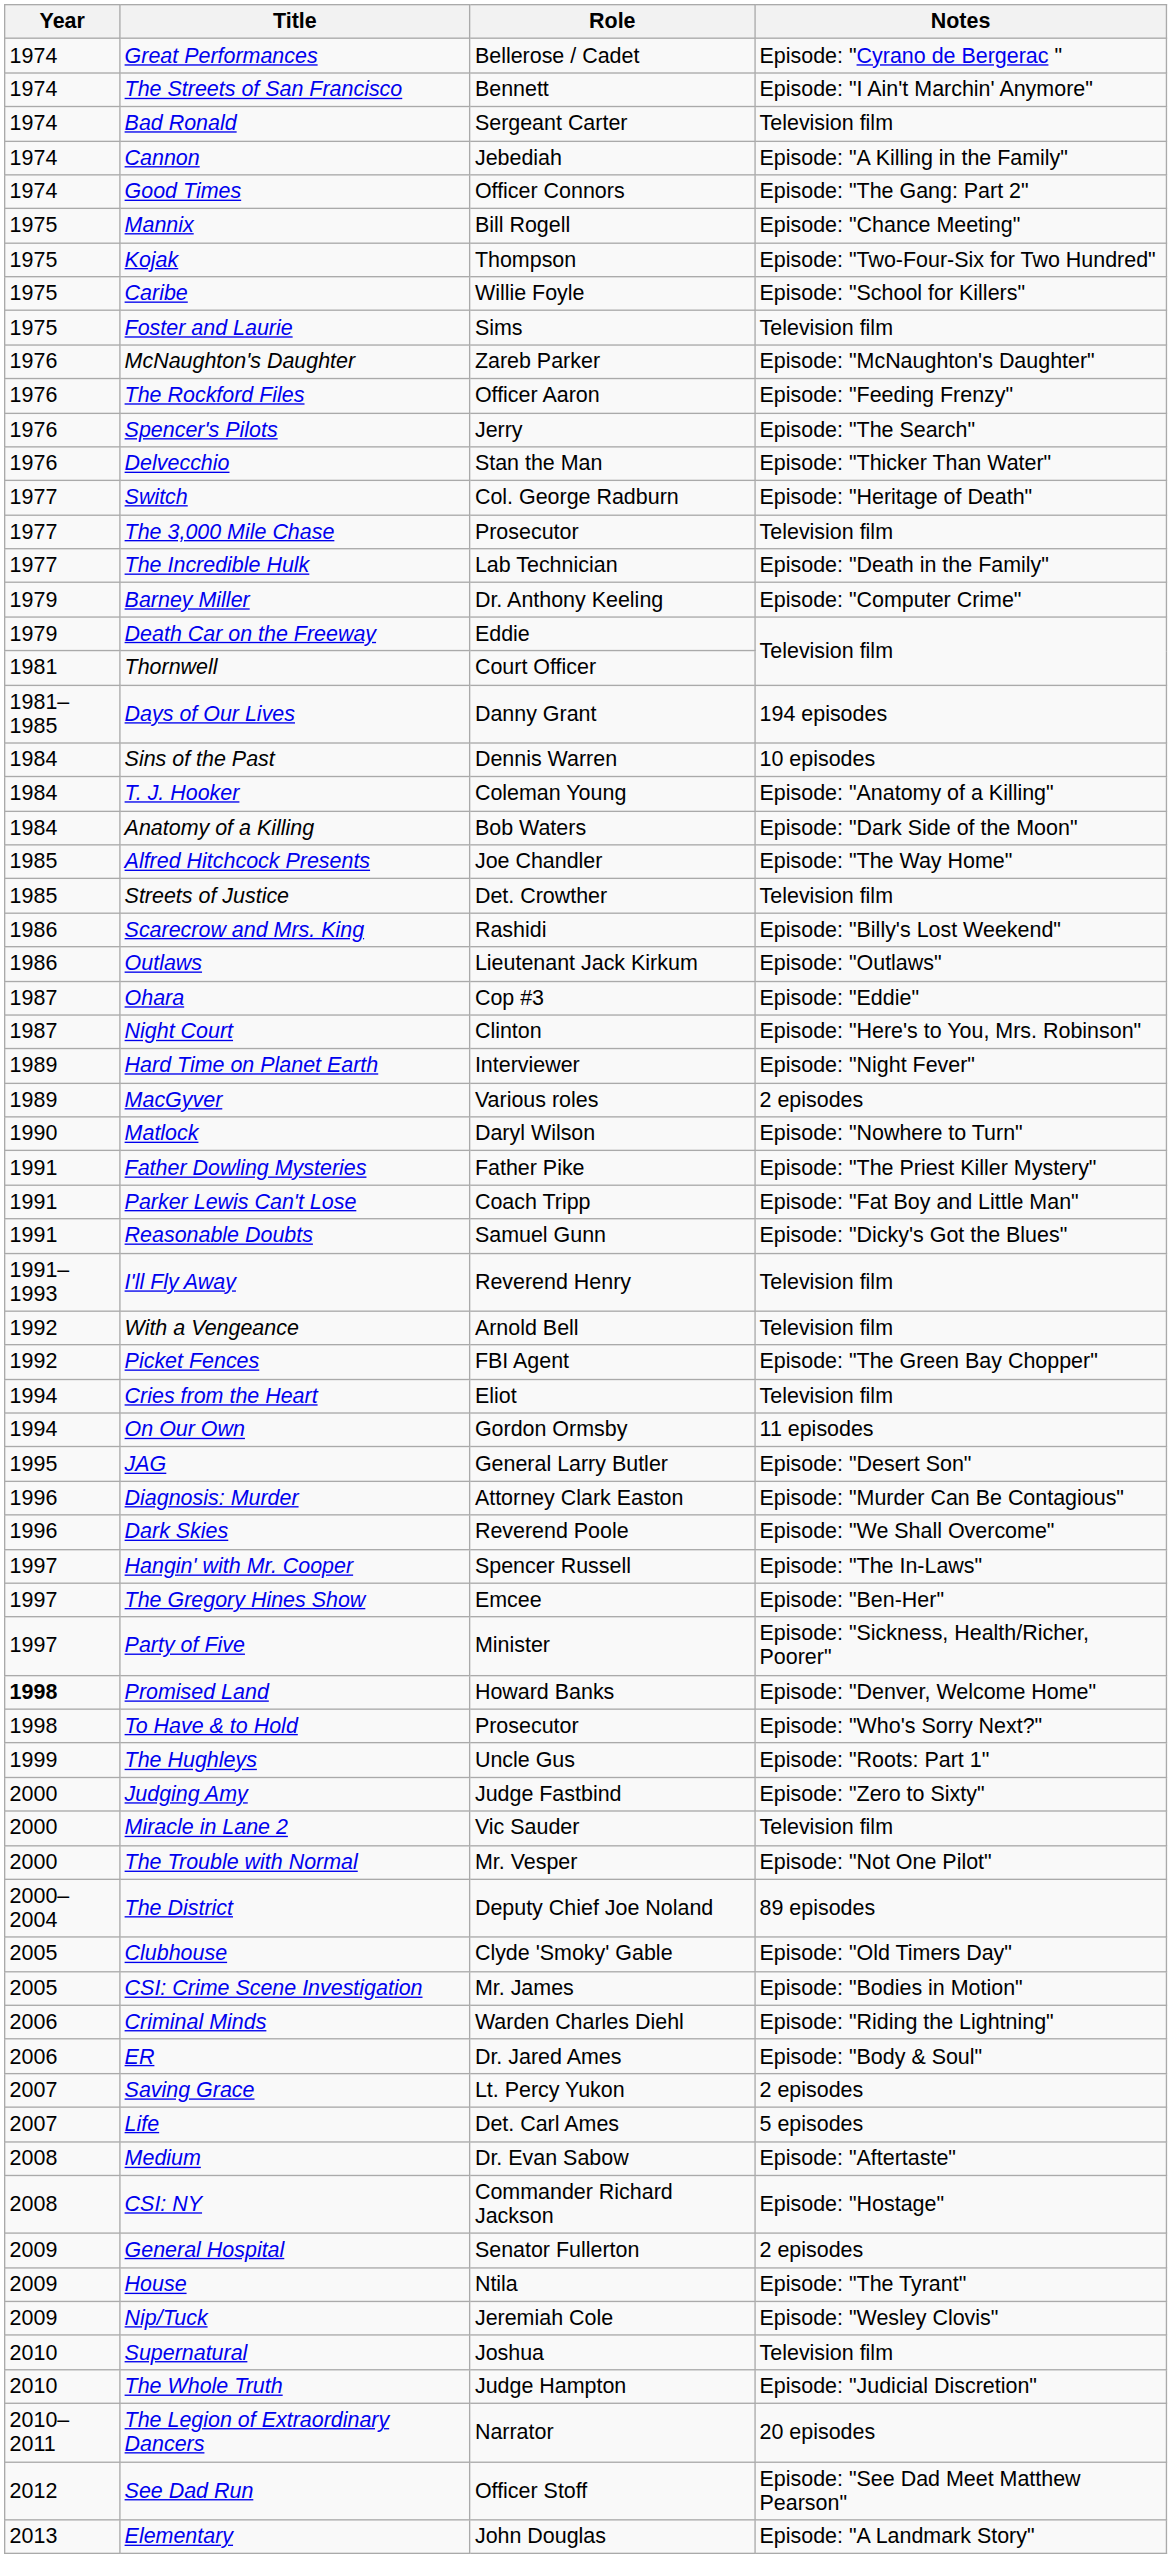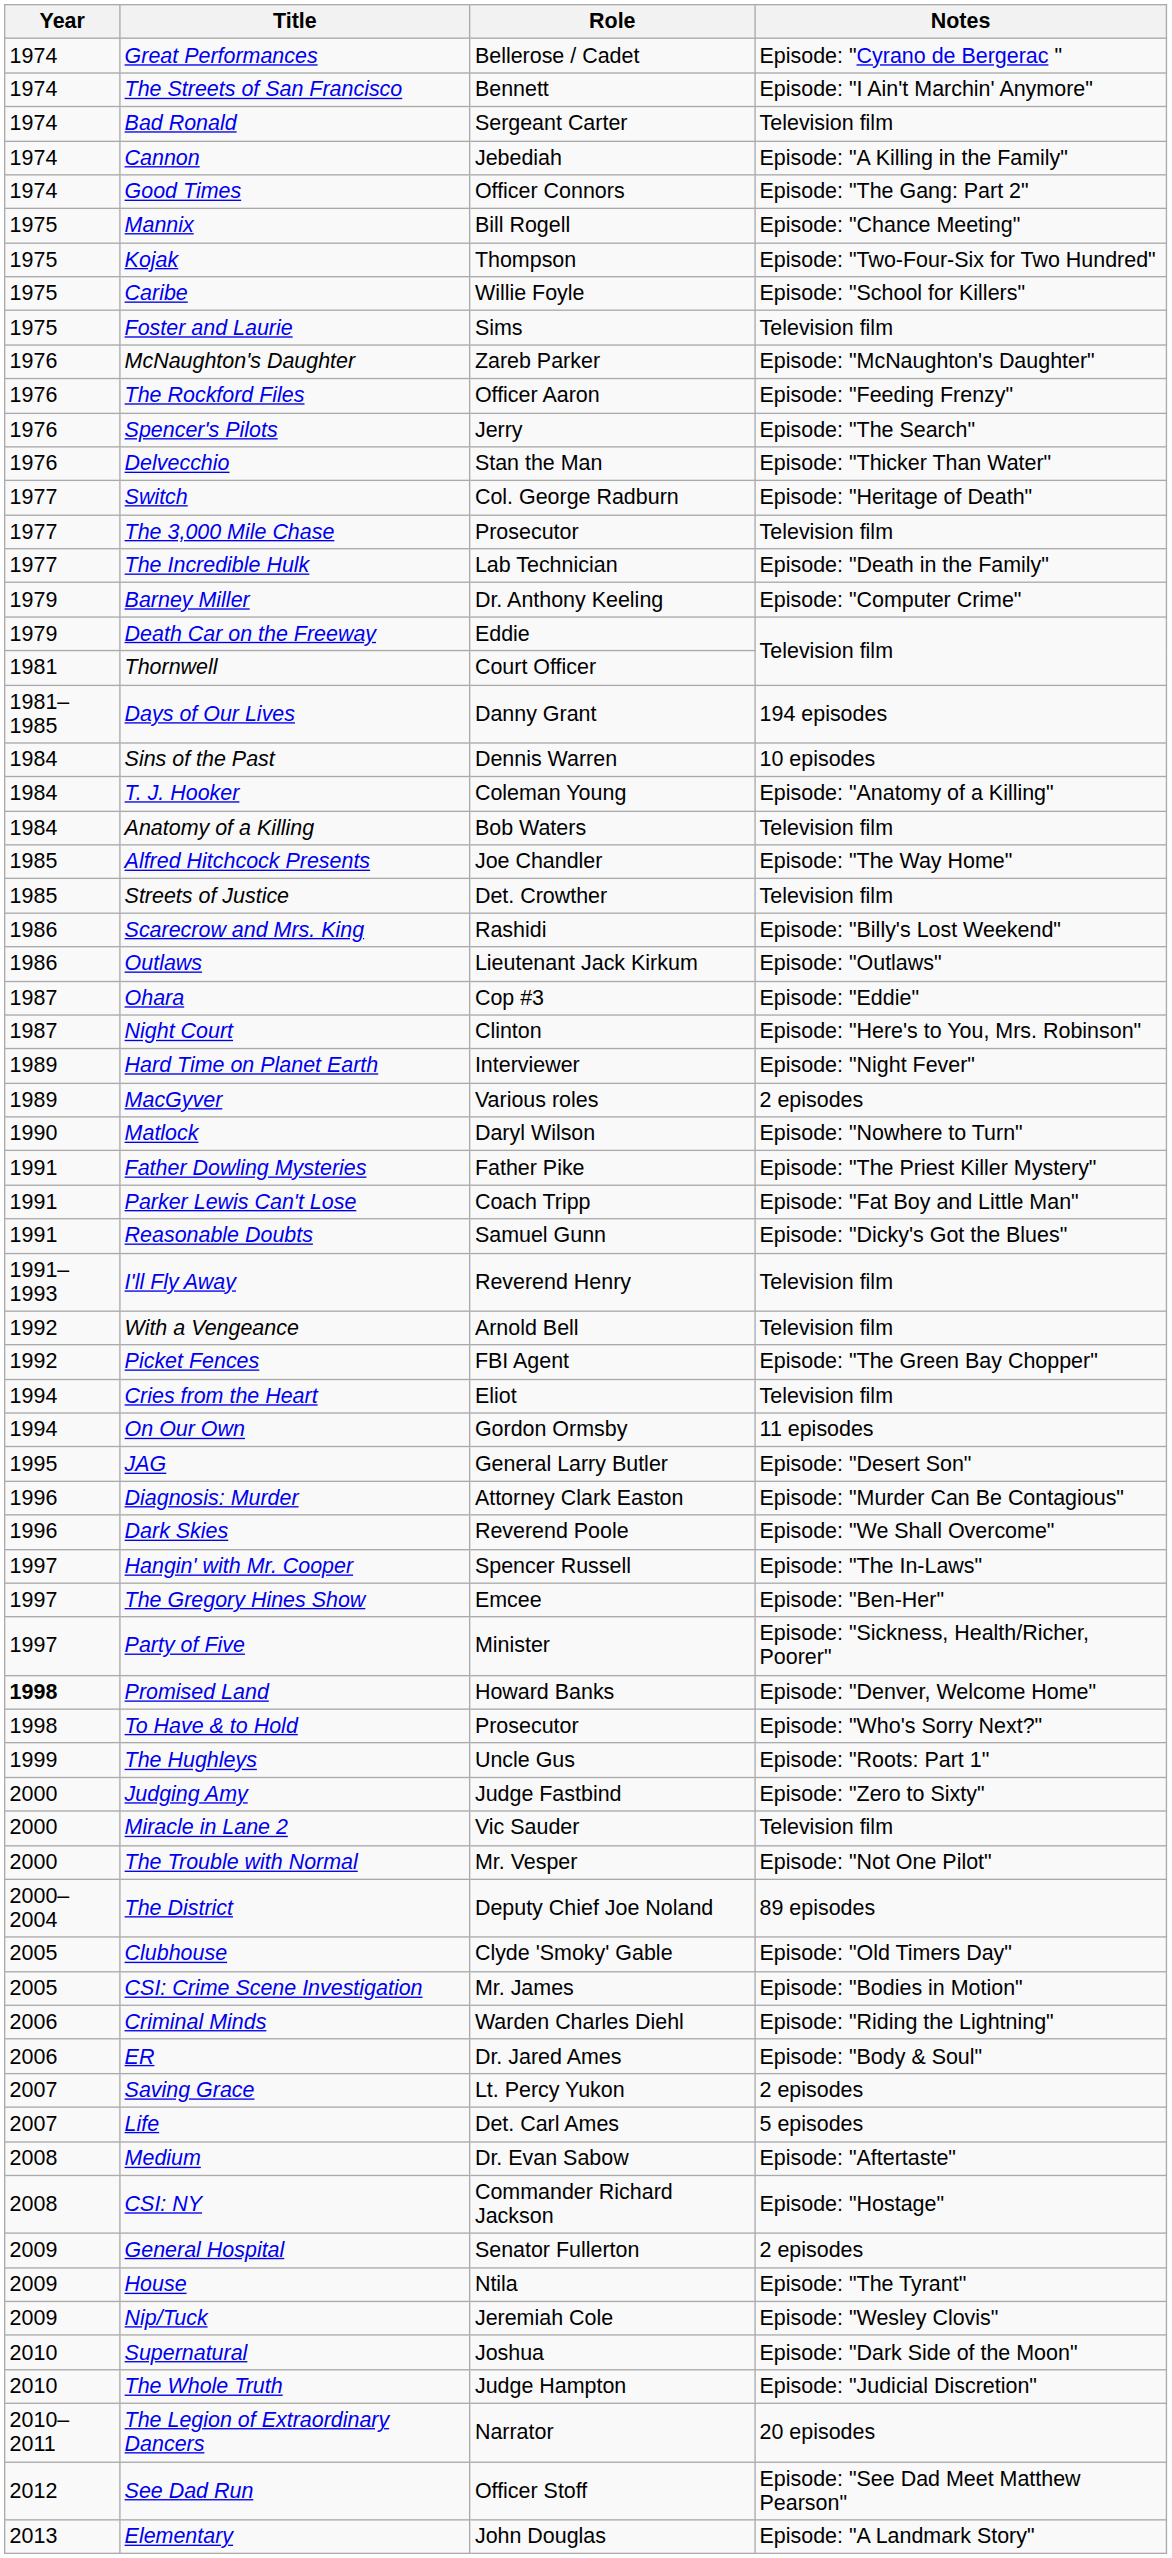(919, 827) Episode: "Dark Side of the Moon" -> (826, 827) Television film
(826, 2352) Television film -> (919, 2352) Episode: "Dark Side of the Moon"
